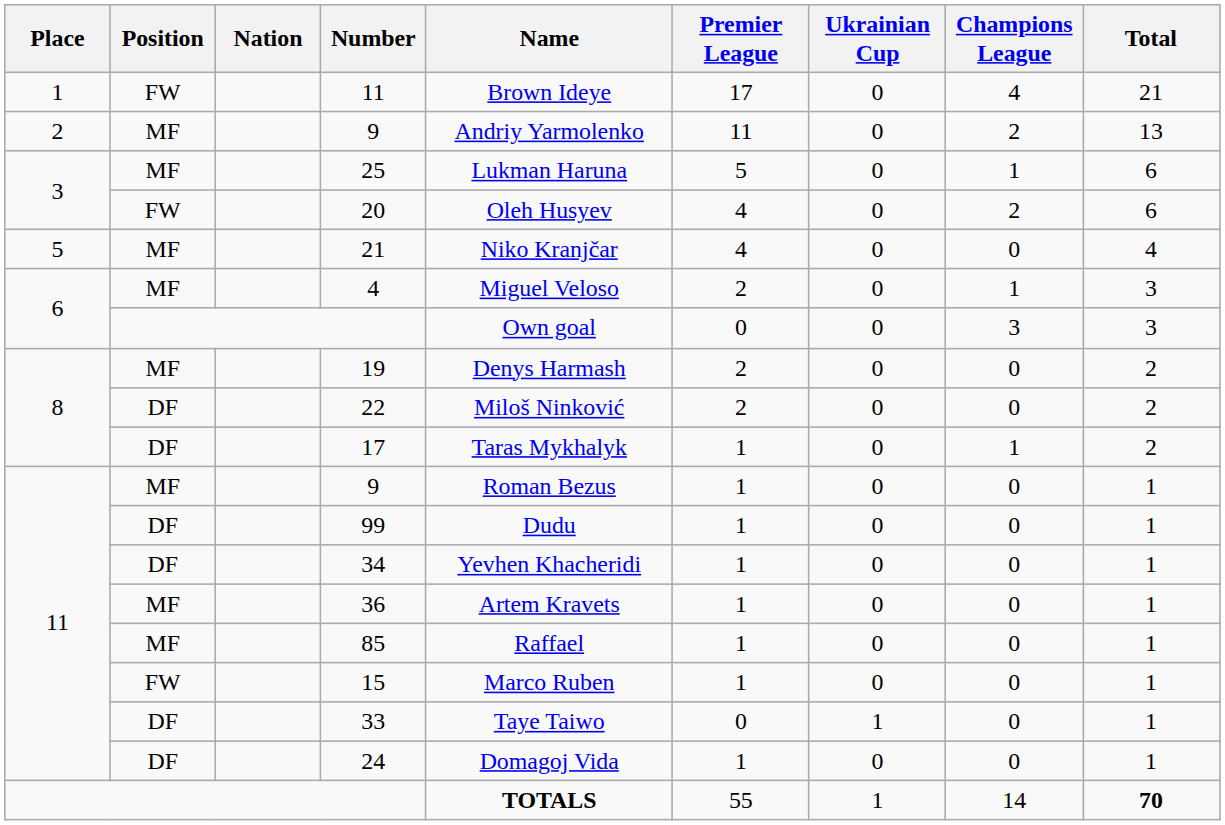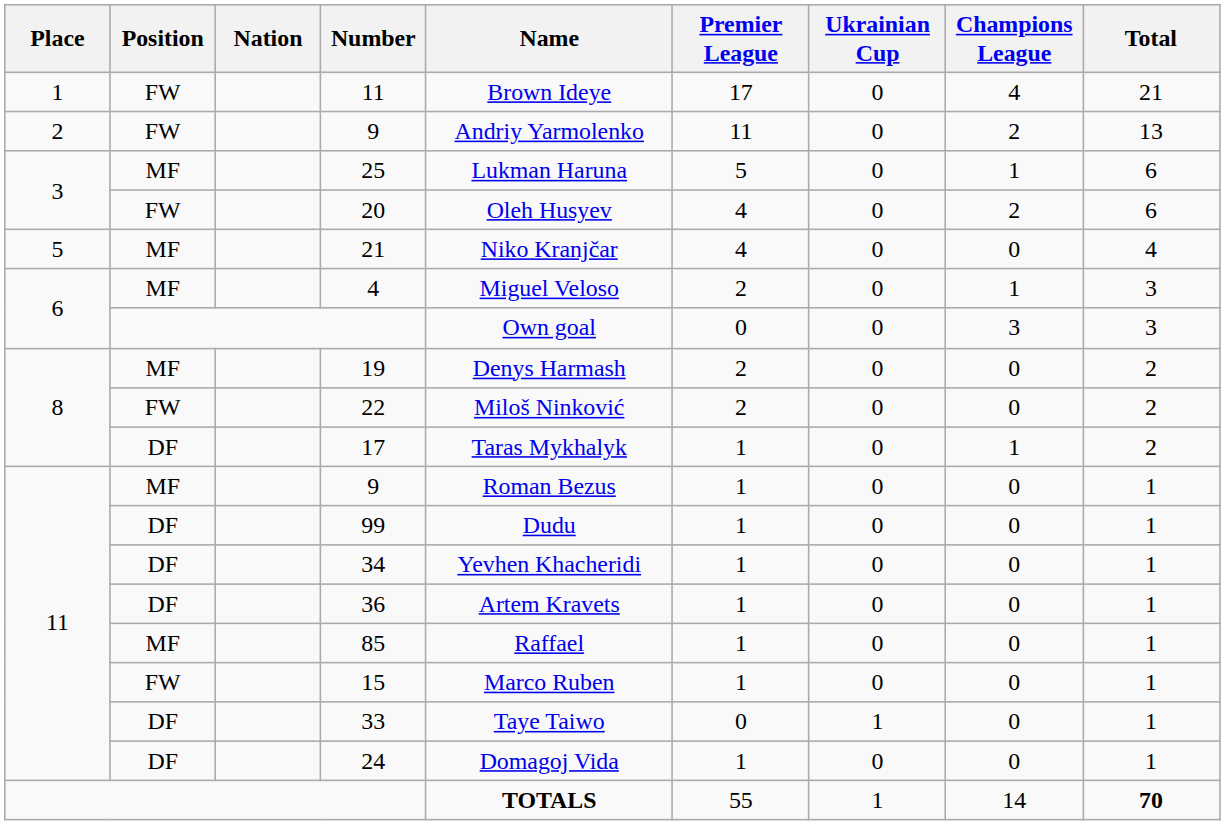(163, 131) MF -> (163, 131) FW
(163, 406) DF -> (163, 406) FW
(163, 603) MF -> (163, 603) DF
